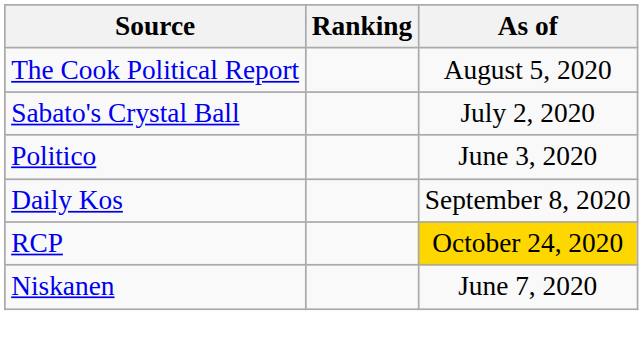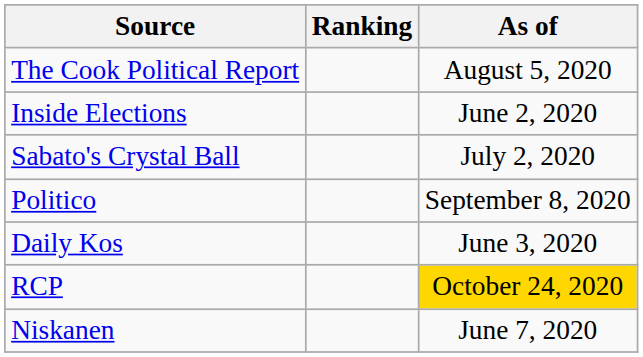+ row: (99, 112)
(528, 156) June 3, 2020 -> (528, 199) September 8, 2020
(528, 199) September 8, 2020 -> (528, 243) June 3, 2020
